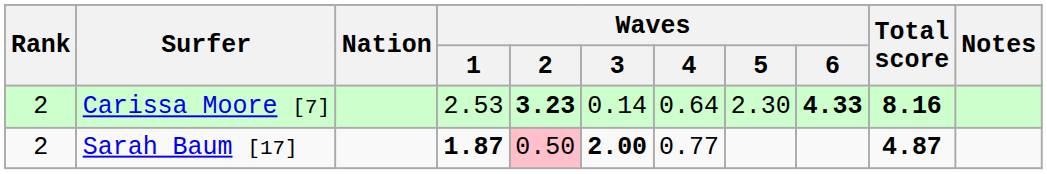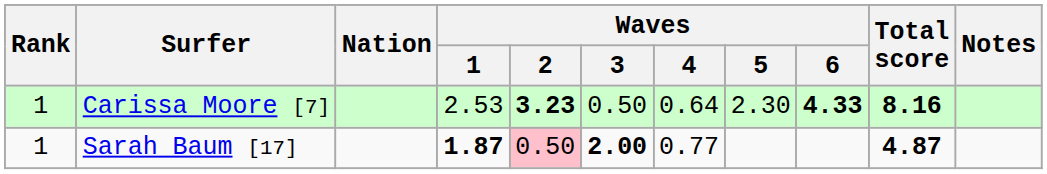(41, 107) 2 -> (41, 107) 1
(617, 107) 0.14 -> (617, 107) 0.50
(41, 147) 2 -> (41, 147) 1
